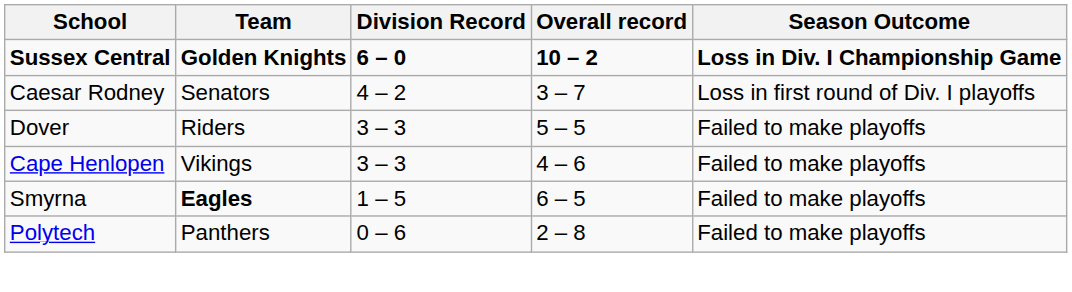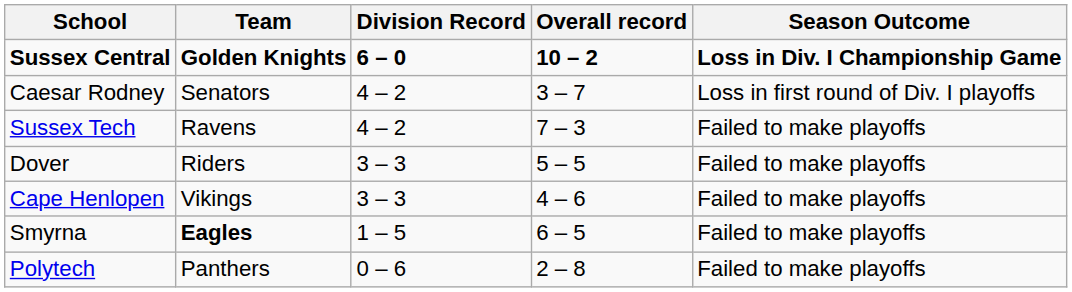+ row: (73, 127)
